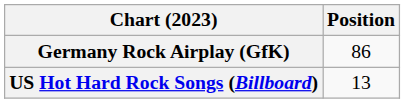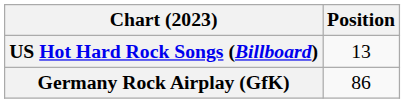rows swapped: (164, 51) <-> (164, 82)
